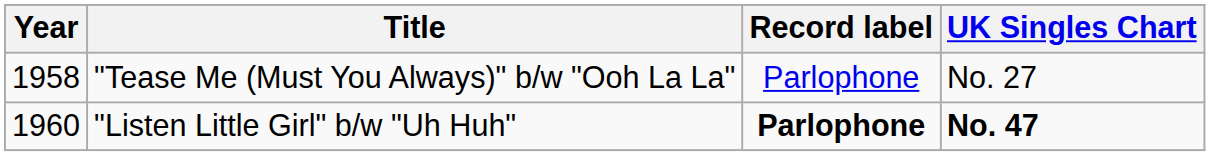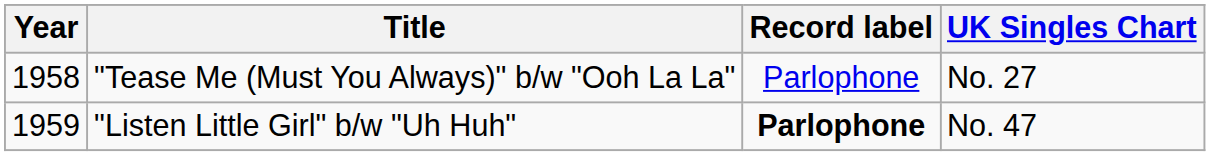(46, 125) 1960 -> (46, 125) 1959
(993, 125) bold -> (992, 125) normal
